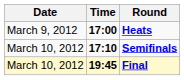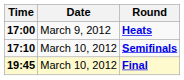columns swapped: (45, 13) <-> (103, 13)
